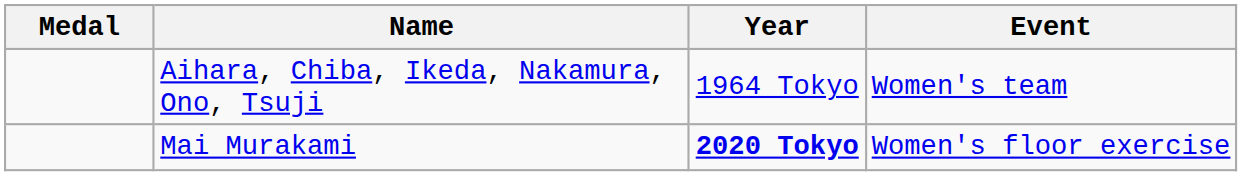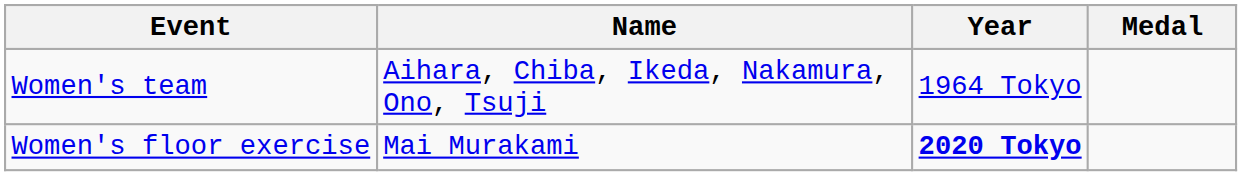columns swapped: (79, 27) <-> (1051, 27)
